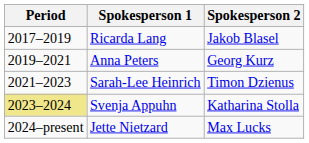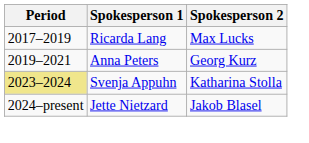(243, 37) Jakob Blasel -> (222, 37) Max Lucks
- row: (145, 82)
(239, 127) Max Lucks -> (226, 104) Jakob Blasel
